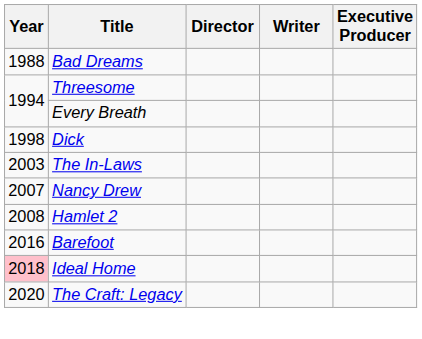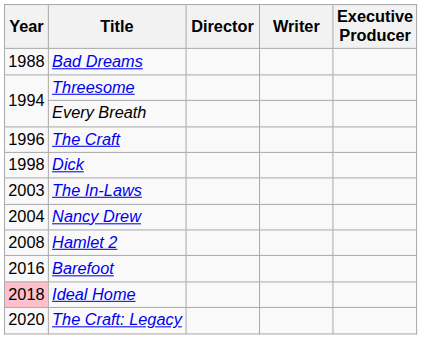+ row: (86, 139)
(26, 191) 2007 -> (26, 216) 2004
